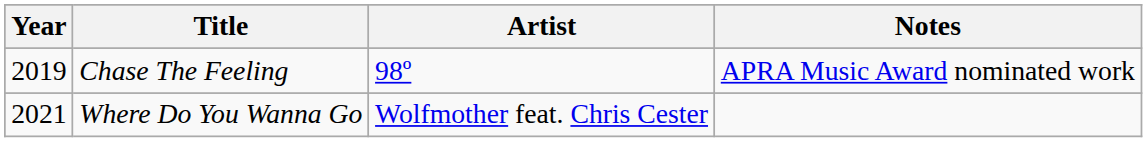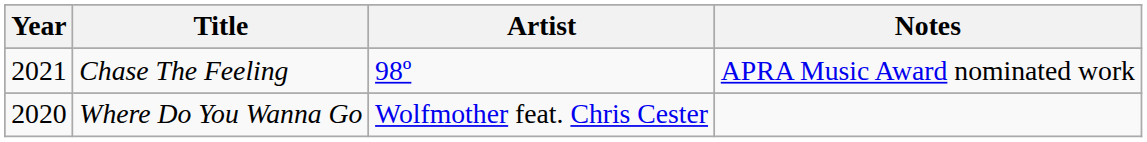(39, 70) 2019 -> (39, 70) 2021
(39, 114) 2021 -> (39, 114) 2020
